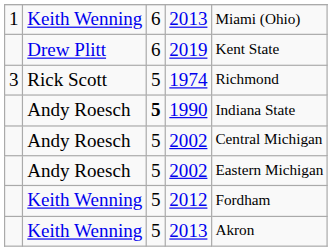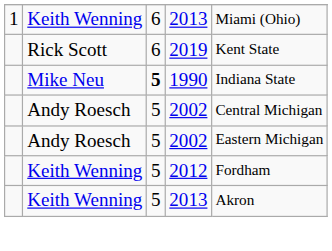(67, 49) Drew Plitt -> (67, 49) Rick Scott
- row: (14, 79)
(79, 110) Andy Roesch -> (66, 79) Mike Neu
